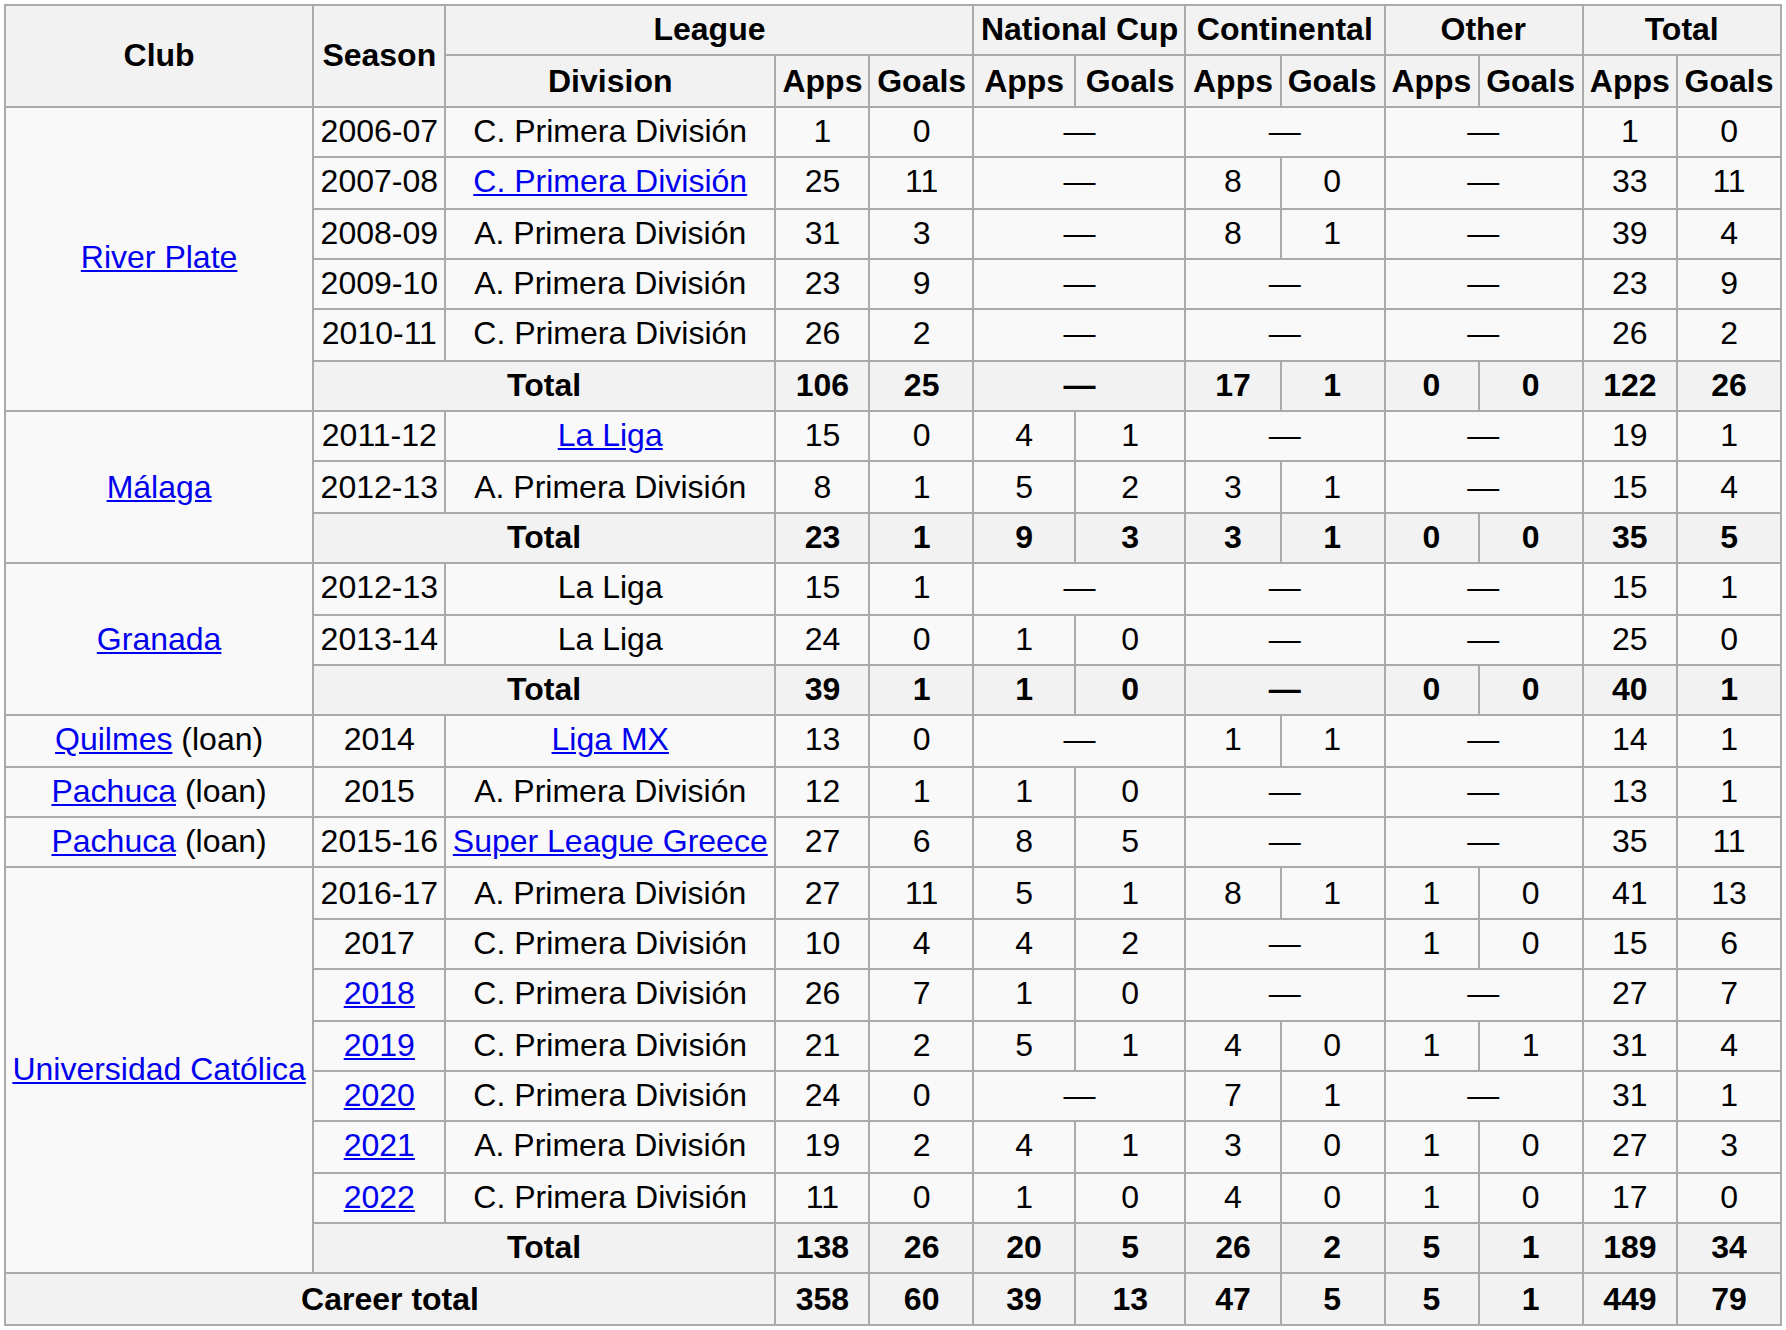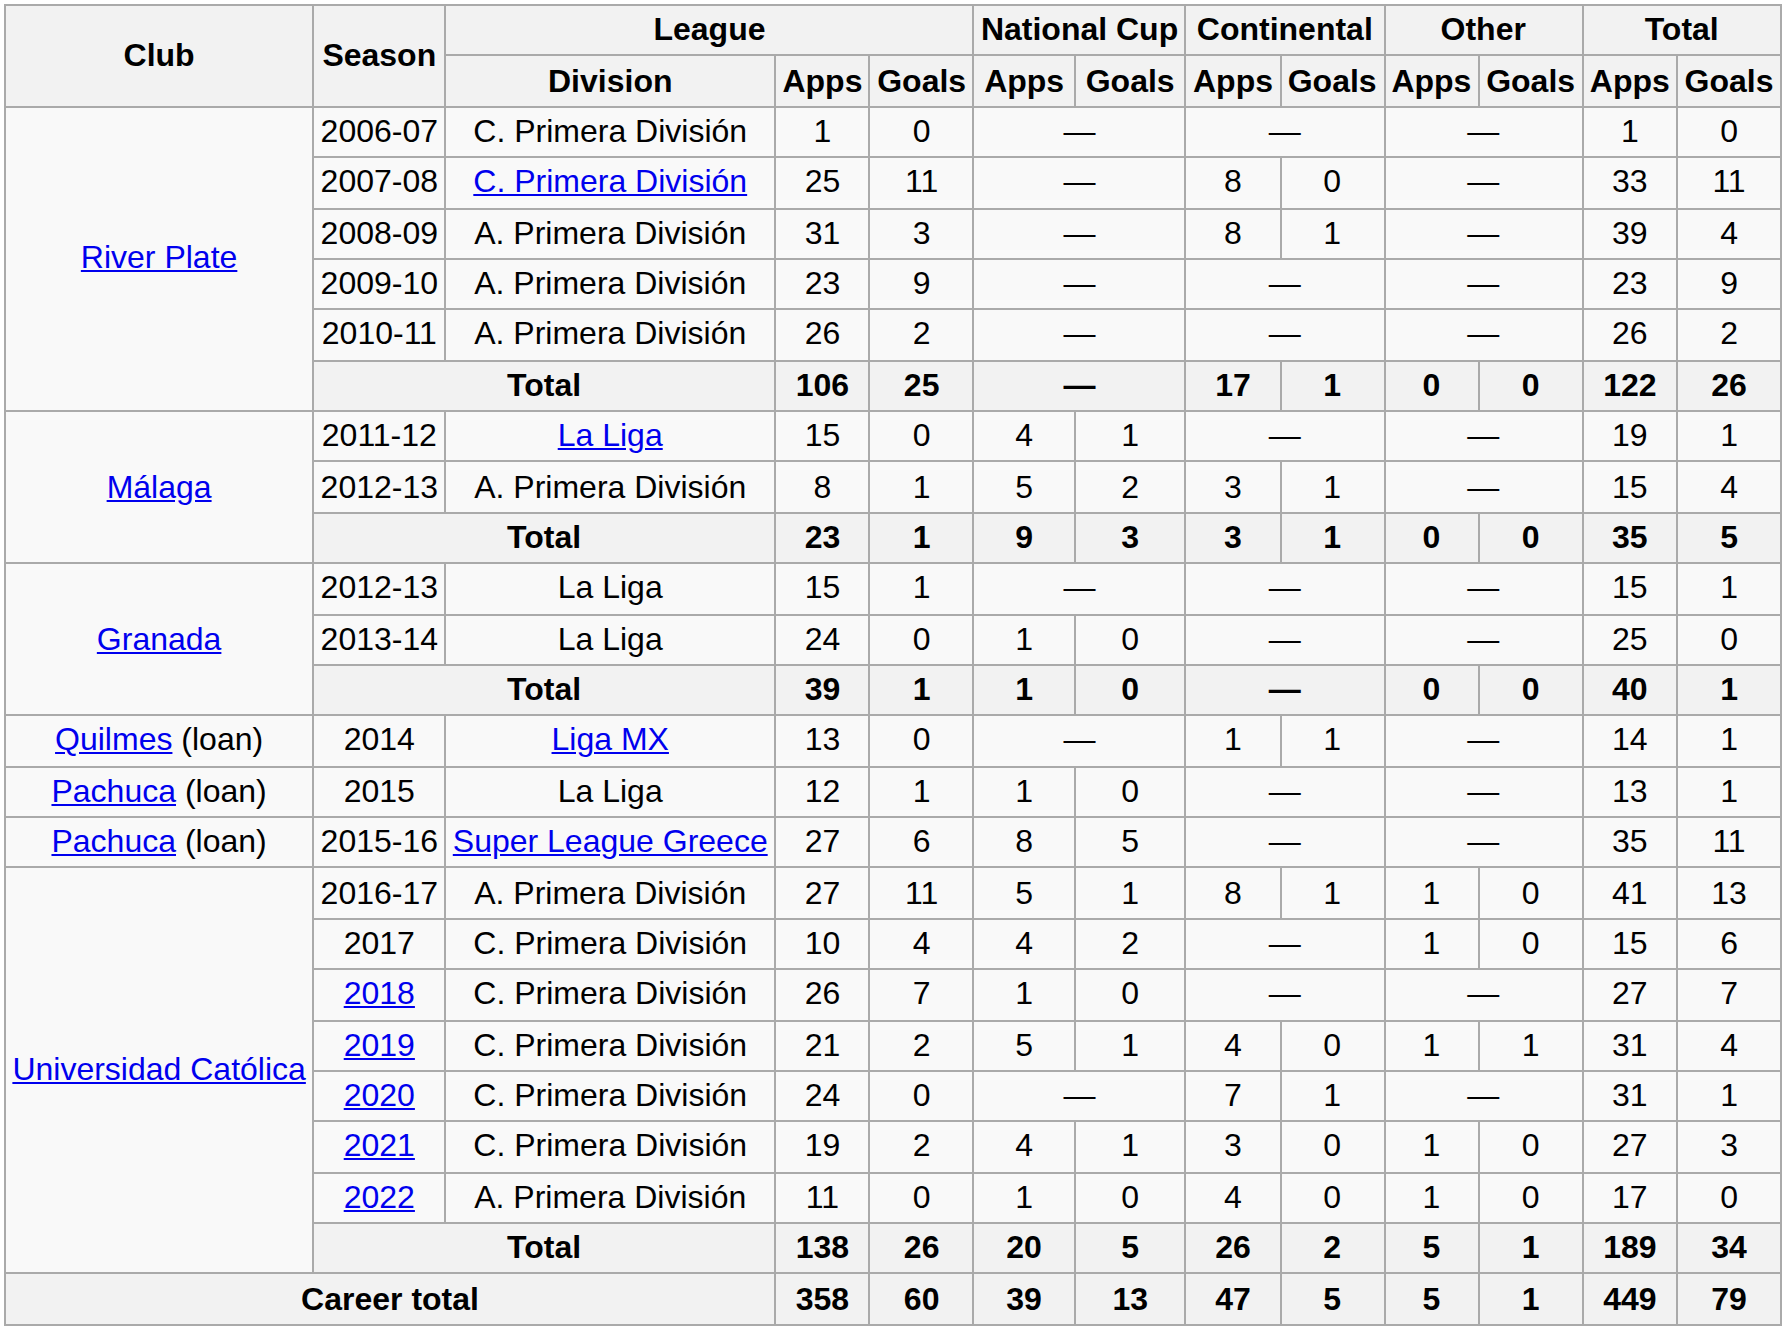(610, 334) C. Primera División -> (610, 334) A. Primera División
(610, 791) A. Primera División -> (610, 791) La Liga
(610, 1146) A. Primera División -> (610, 1146) C. Primera División
(610, 1197) C. Primera División -> (610, 1197) A. Primera División
